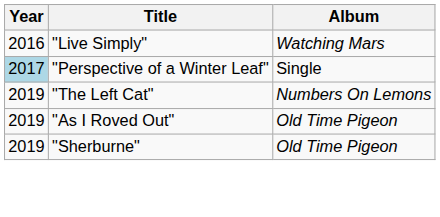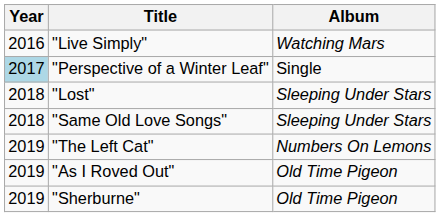+ row: (73, 95)
+ row: (140, 120)
